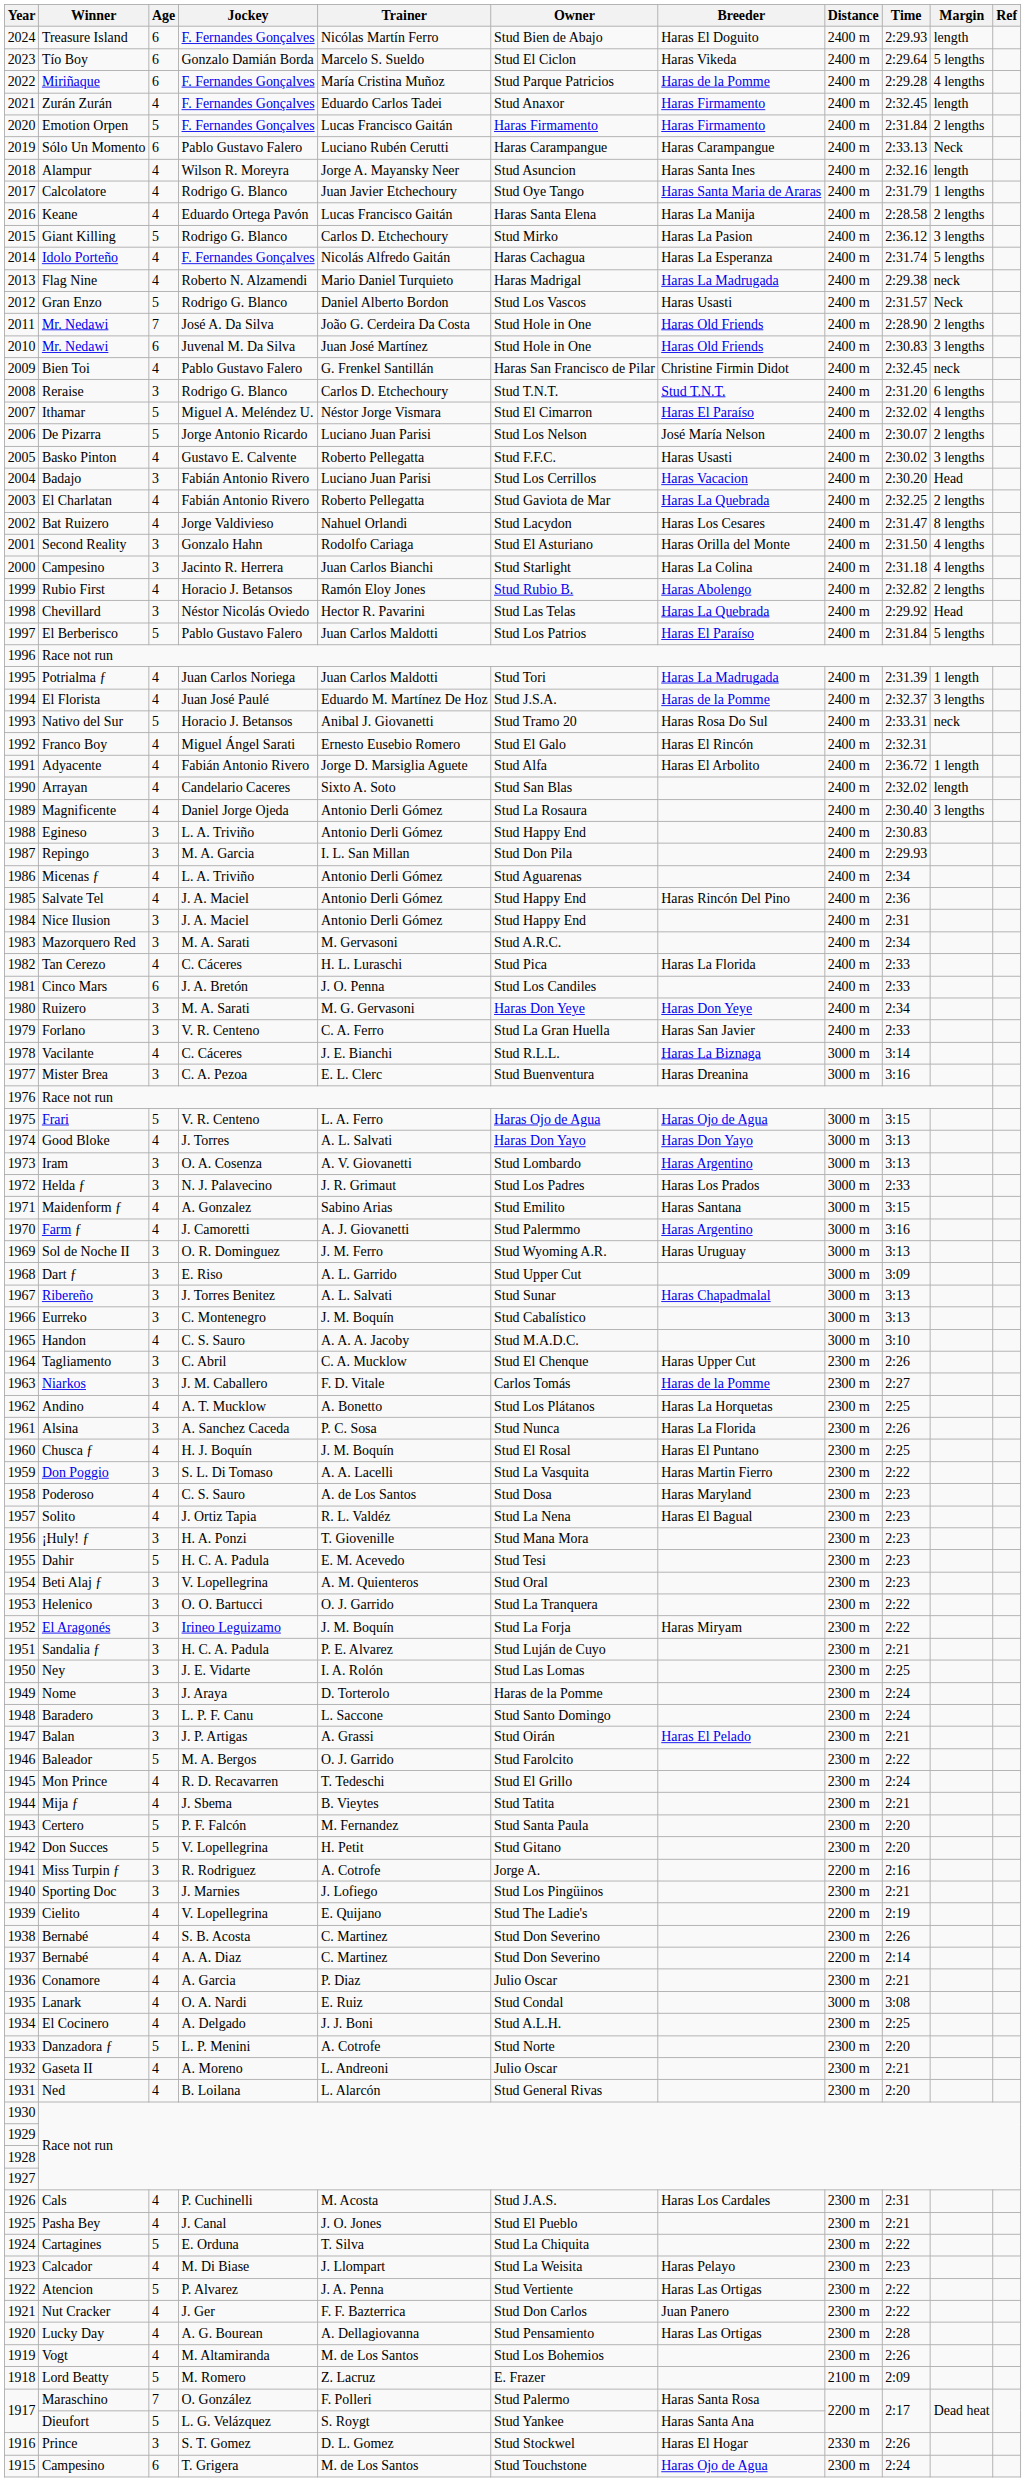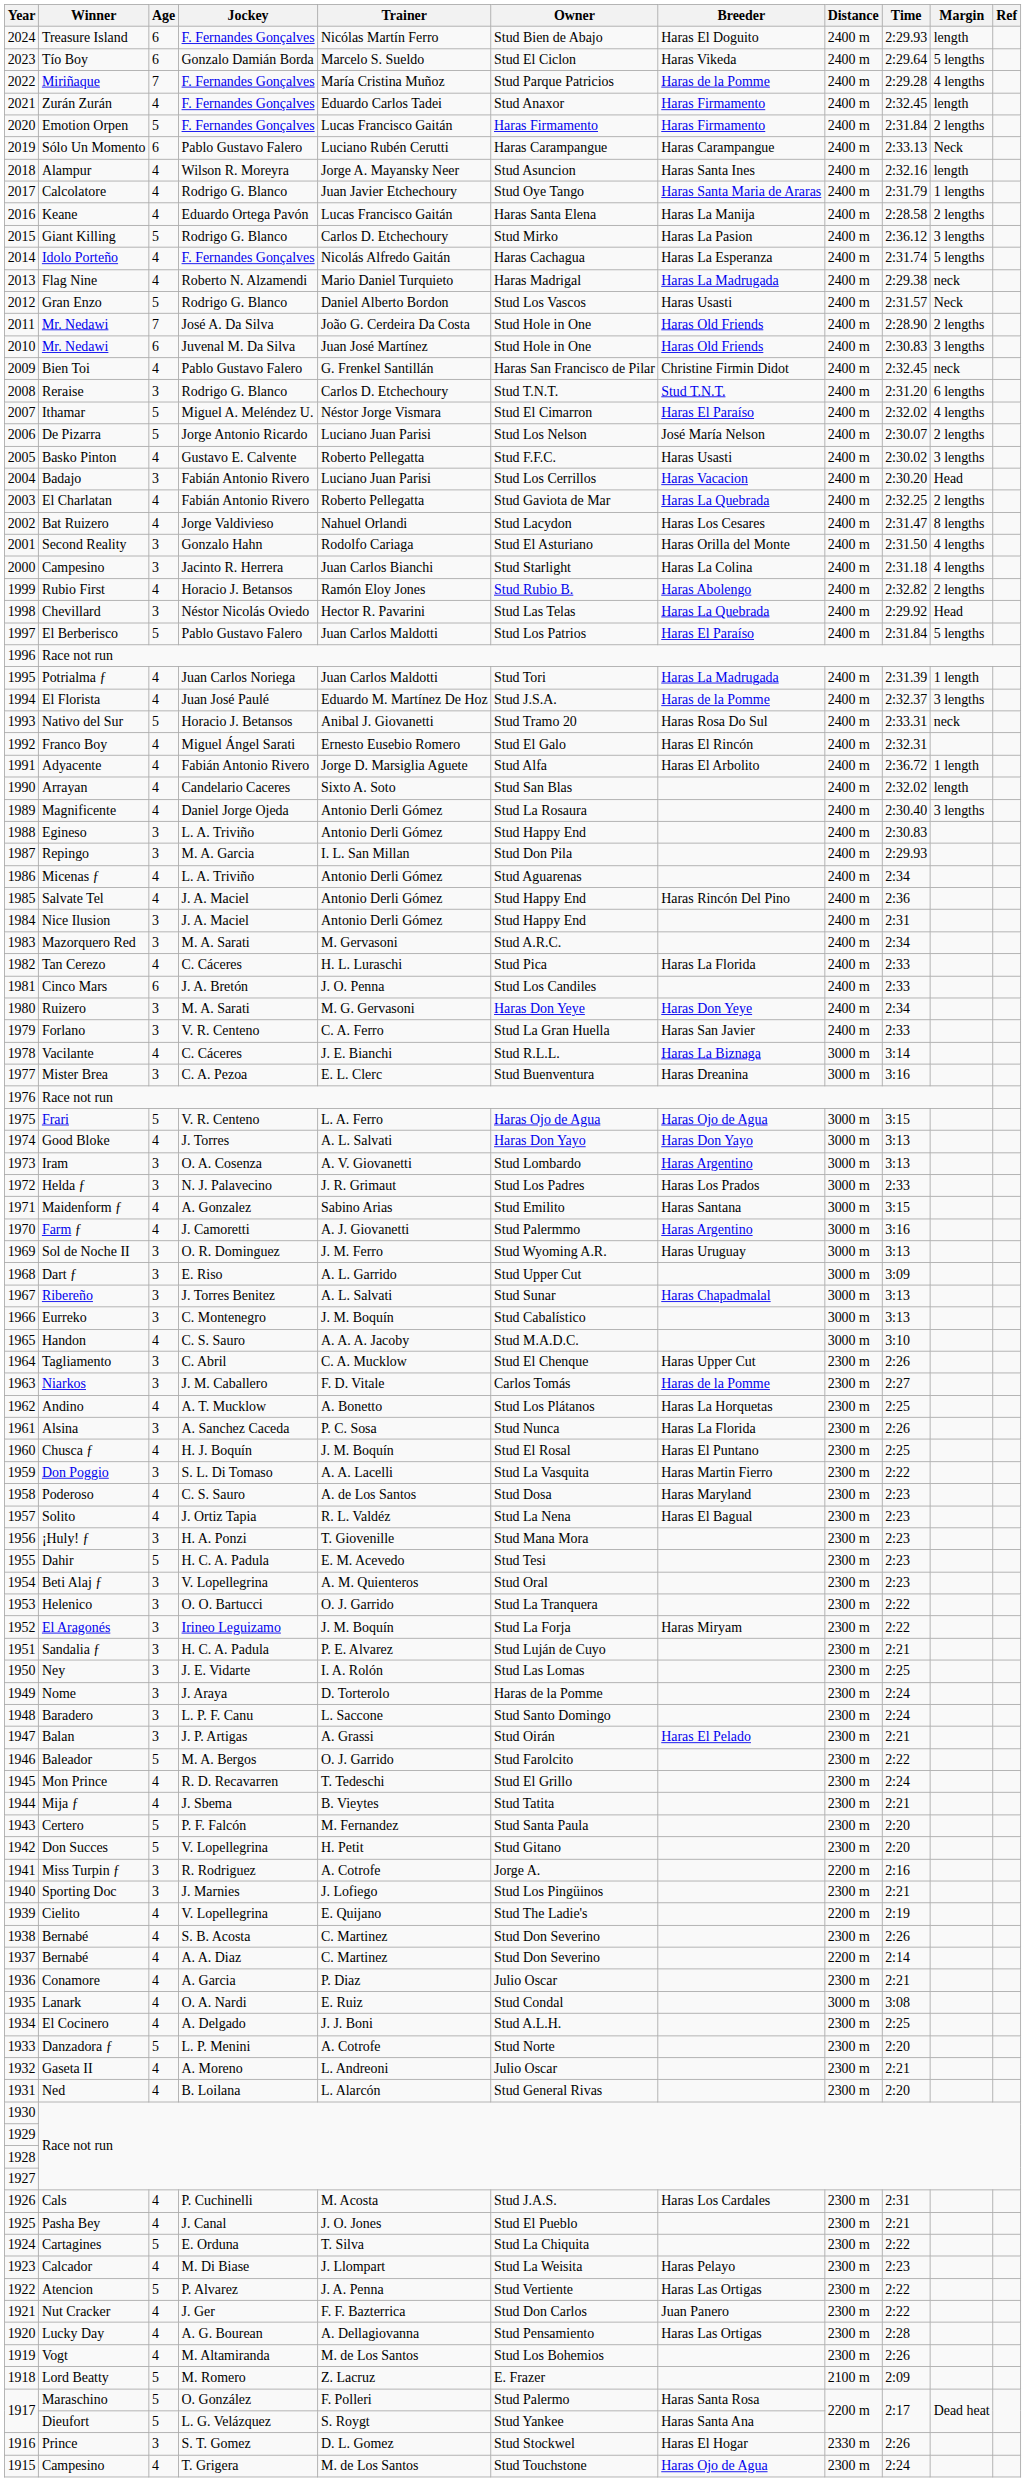(155, 81) 6 -> (155, 81) 7
(155, 2399) 7 -> (155, 2399) 5
(155, 2466) 6 -> (155, 2466) 4
